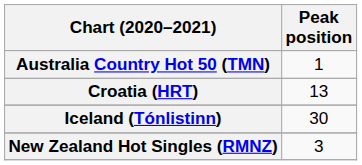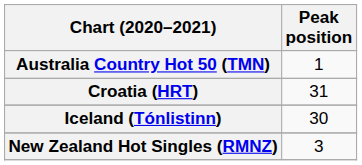(319, 91) 13 -> (319, 91) 31
